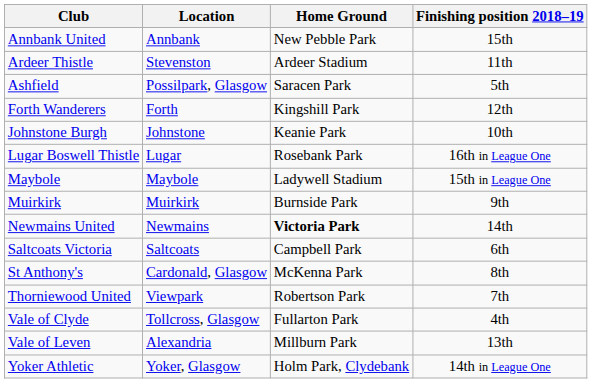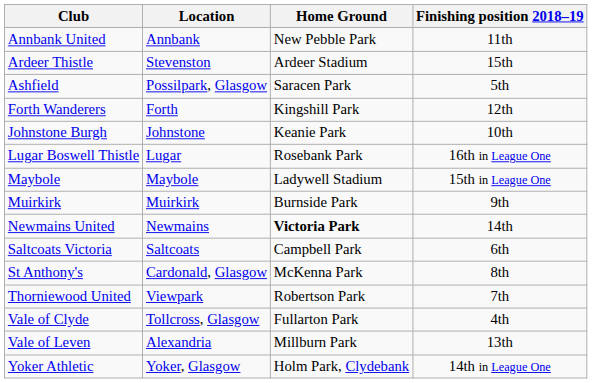(500, 39) 15th -> (500, 39) 11th
(500, 62) 11th -> (500, 62) 15th
